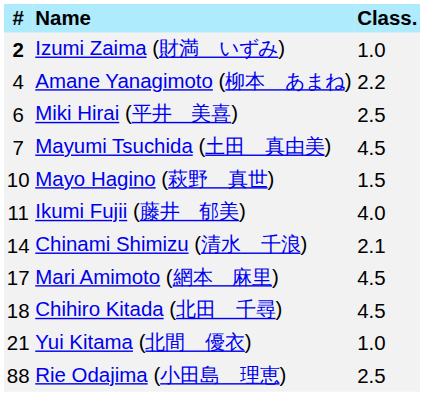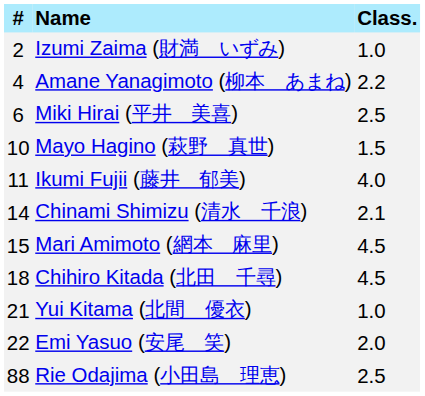(18, 49) bold -> (18, 49) normal
- row: (183, 146)
(18, 277) 17 -> (18, 245) 15
+ row: (133, 342)
